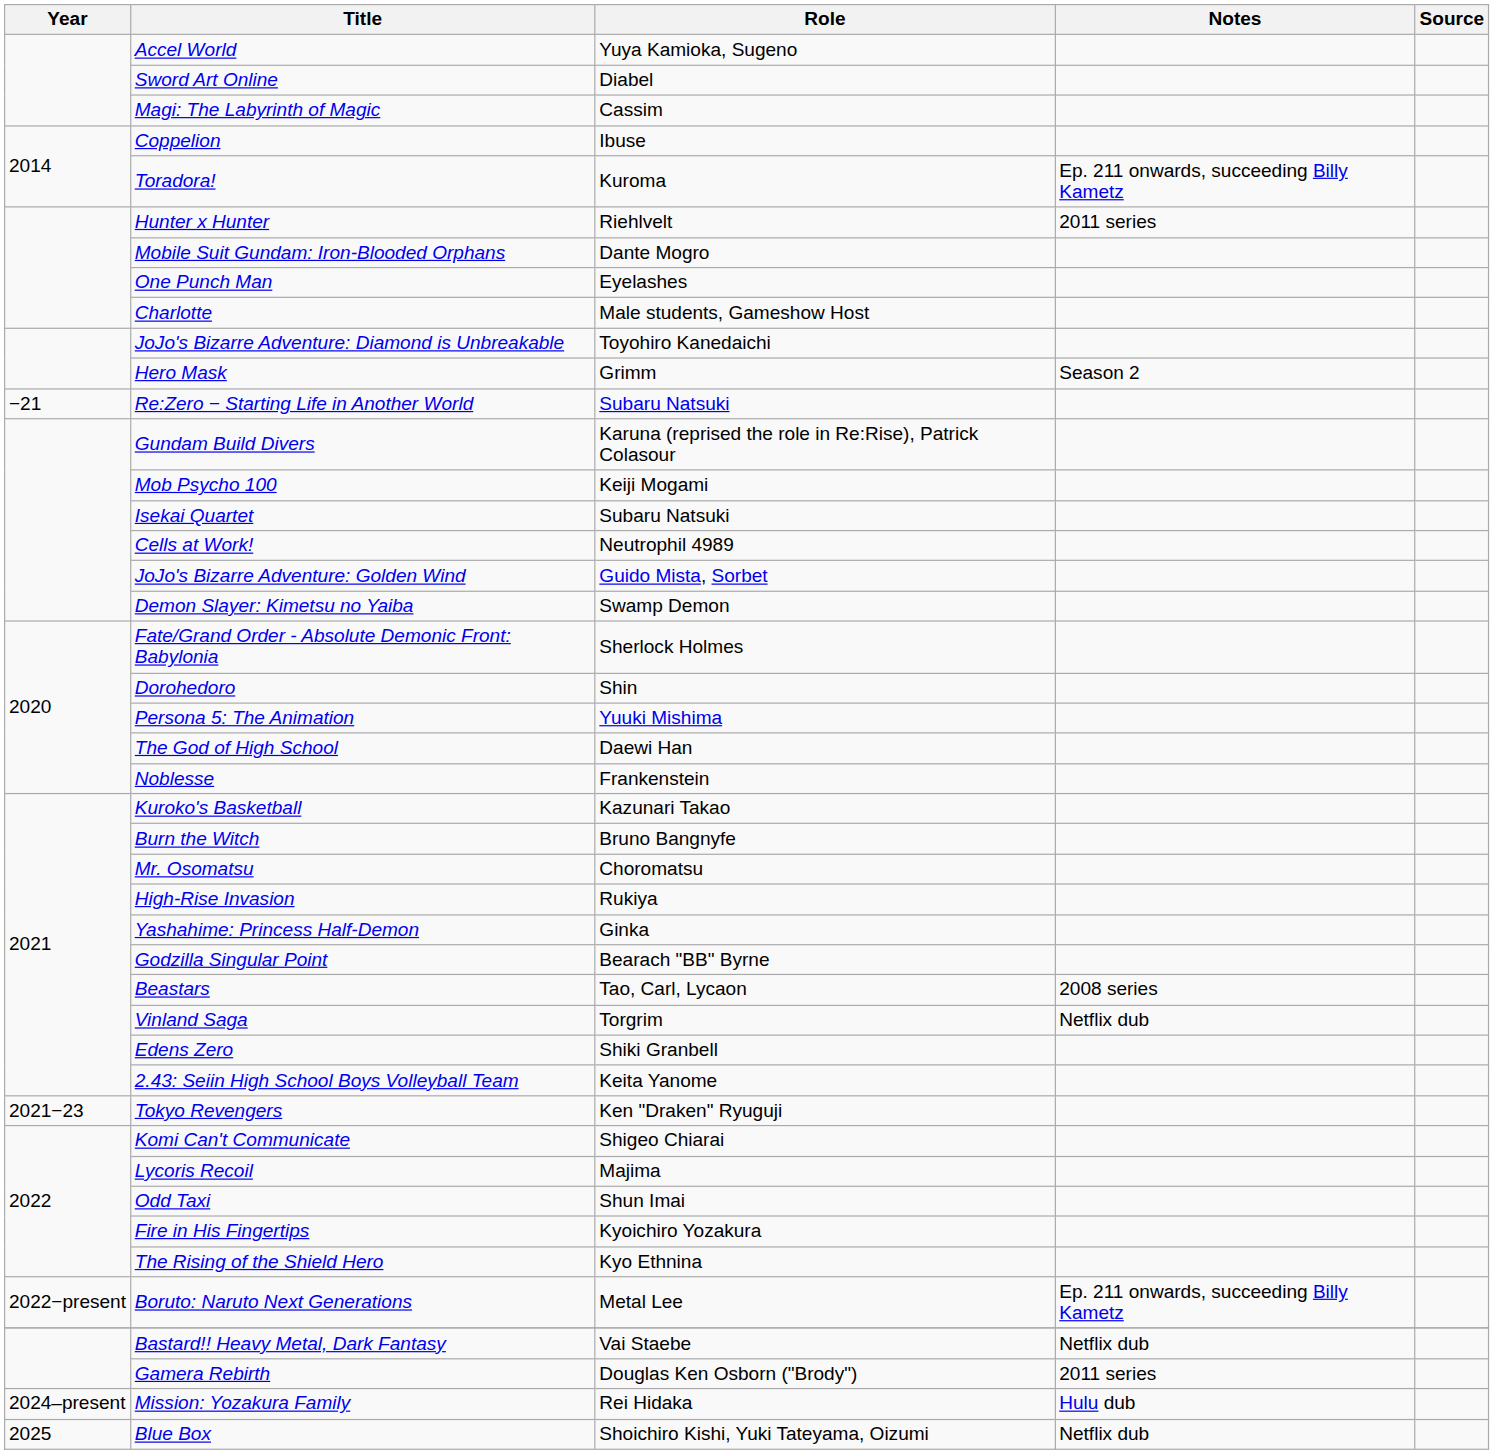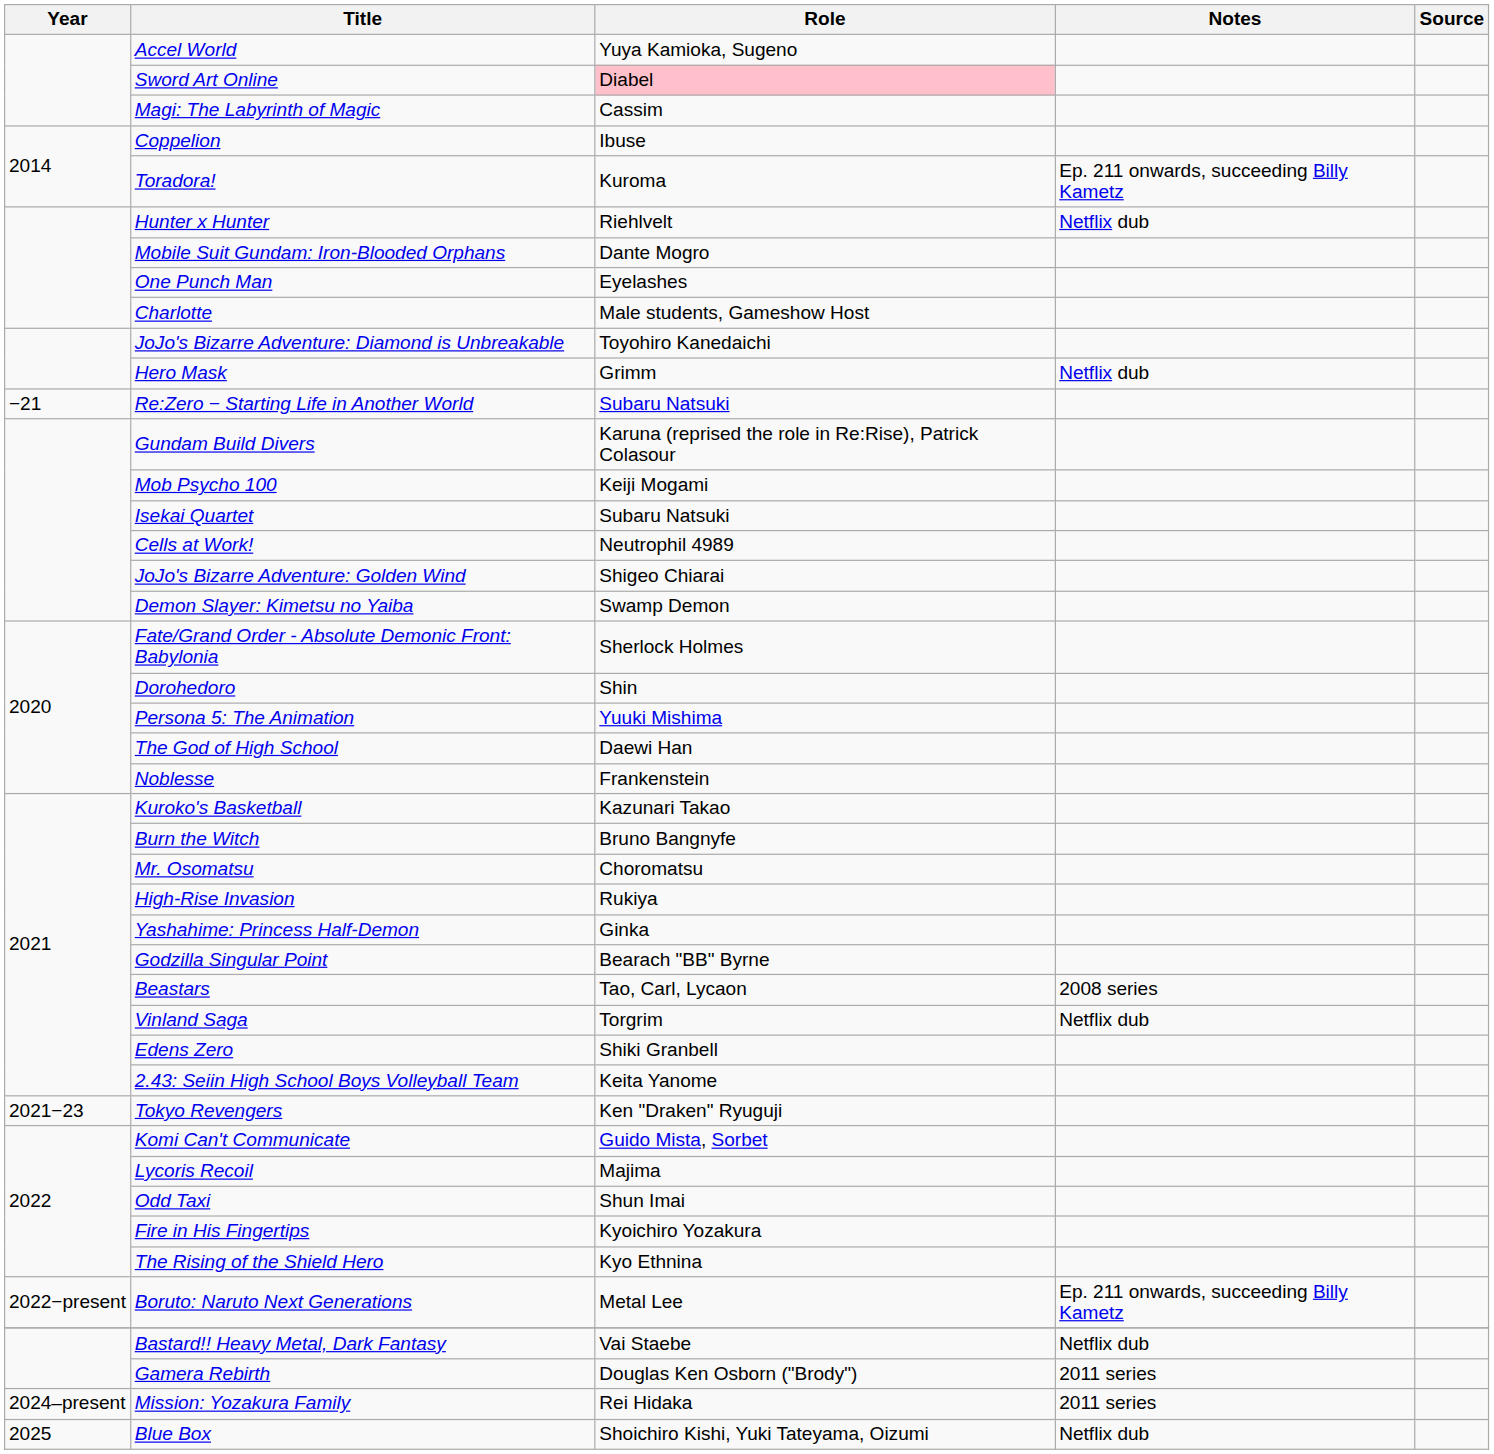(626, 79) no background -> (626, 79) pink background
(1108, 222) 2011 series -> (1104, 222) Netflix dub
(1099, 373) Season 2 -> (1104, 373) Netflix dub
(683, 575) Guido Mista, Sorbet -> (662, 575) Shigeo Chiarai
(662, 1140) Shigeo Chiarai -> (683, 1140) Guido Mista, Sorbet
(1097, 1403) Hulu dub -> (1108, 1403) 2011 series
